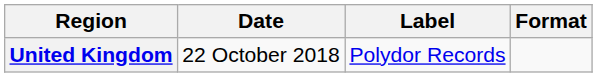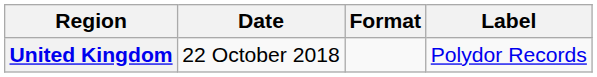columns swapped: (551, 21) <-> (427, 21)
